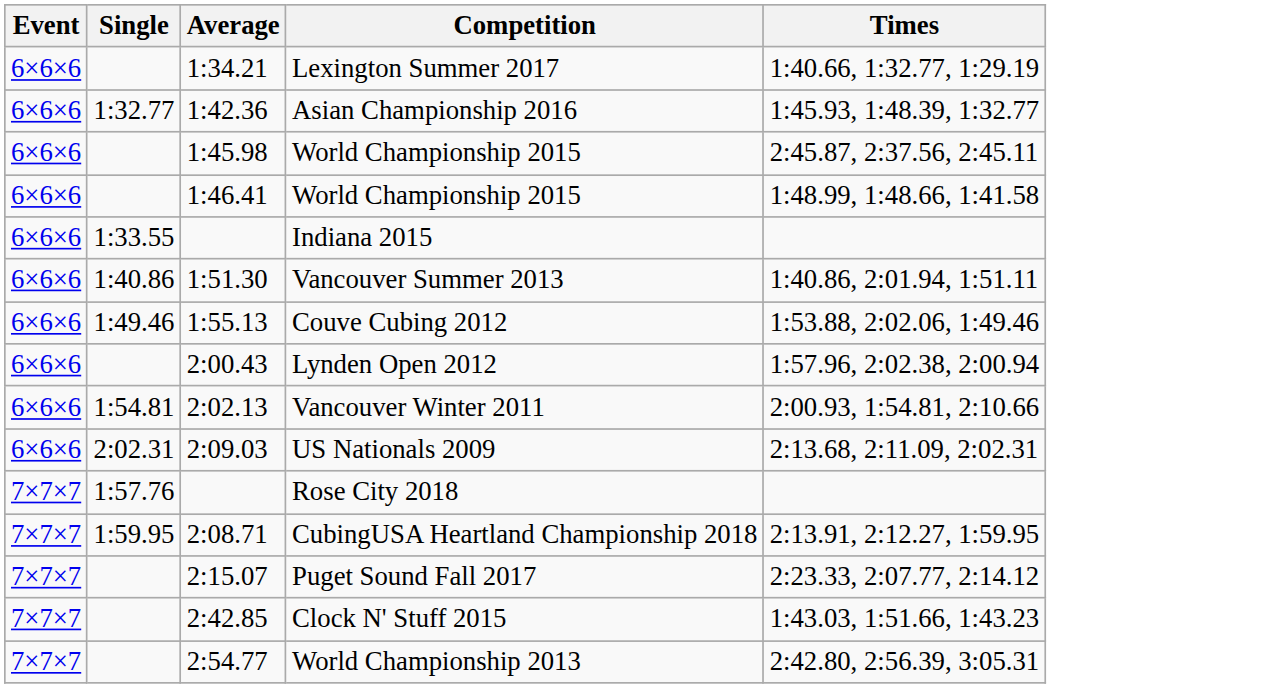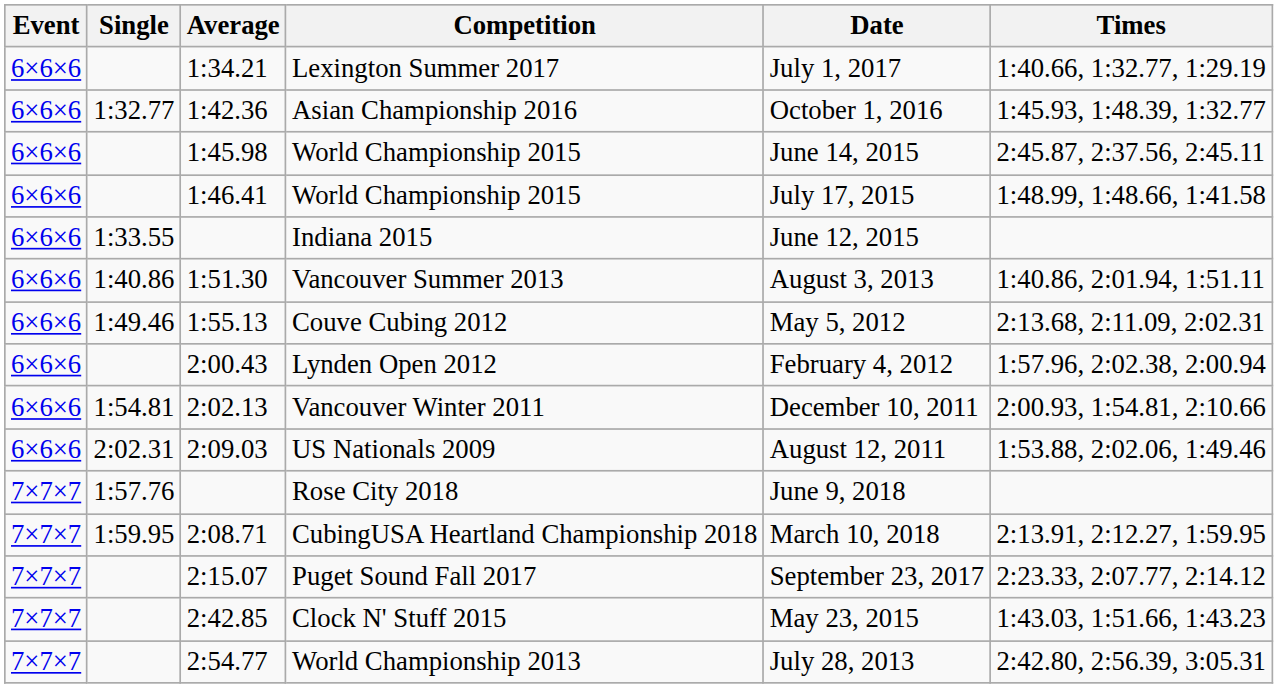+ column: (877, 25)
(904, 322) 1:53.88, 2:02.06, 1:49.46 -> (1131, 322) 2:13.68, 2:11.09, 2:02.31
(904, 449) 2:13.68, 2:11.09, 2:02.31 -> (1131, 449) 1:53.88, 2:02.06, 1:49.46
